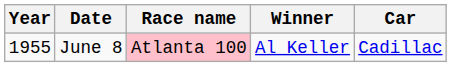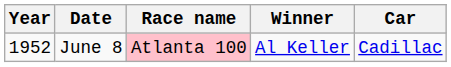(30, 48) 1955 -> (30, 48) 1952
